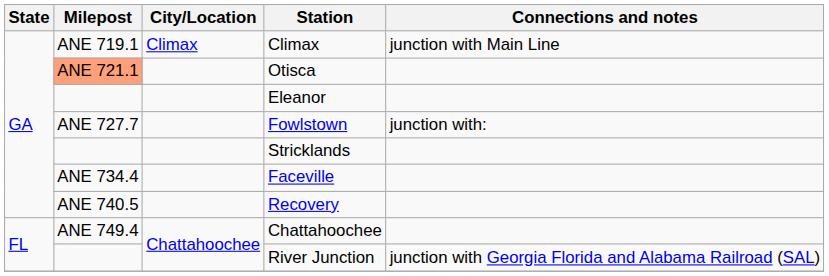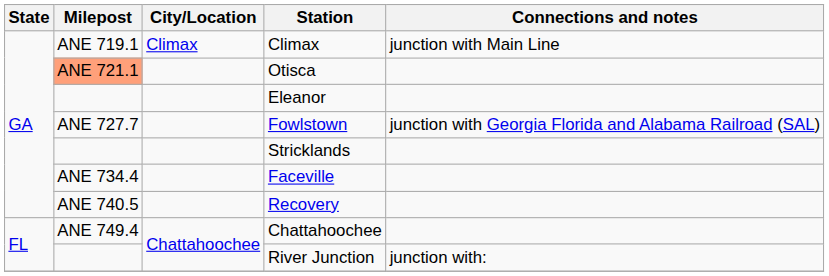(438, 124) junction with: -> (605, 124) junction with Georgia Florida and Alabama Railroad (SAL)
(605, 257) junction with Georgia Florida and Alabama Railroad (SAL) -> (438, 257) junction with:
